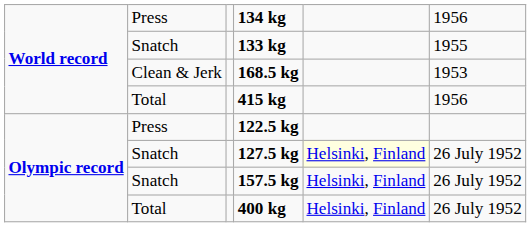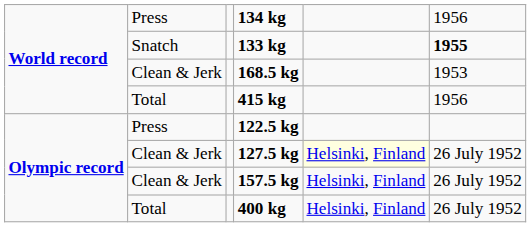(450, 45) normal -> (450, 45) bold
(155, 153) Snatch -> (177, 153) Clean & Jerk
(155, 180) Snatch -> (177, 180) Clean & Jerk
